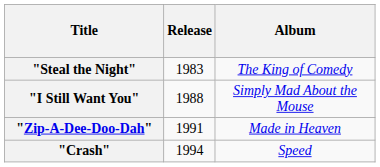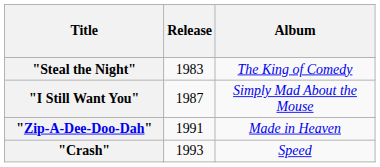(190, 98) 1988 -> (190, 98) 1987
(190, 150) 1994 -> (190, 150) 1993
